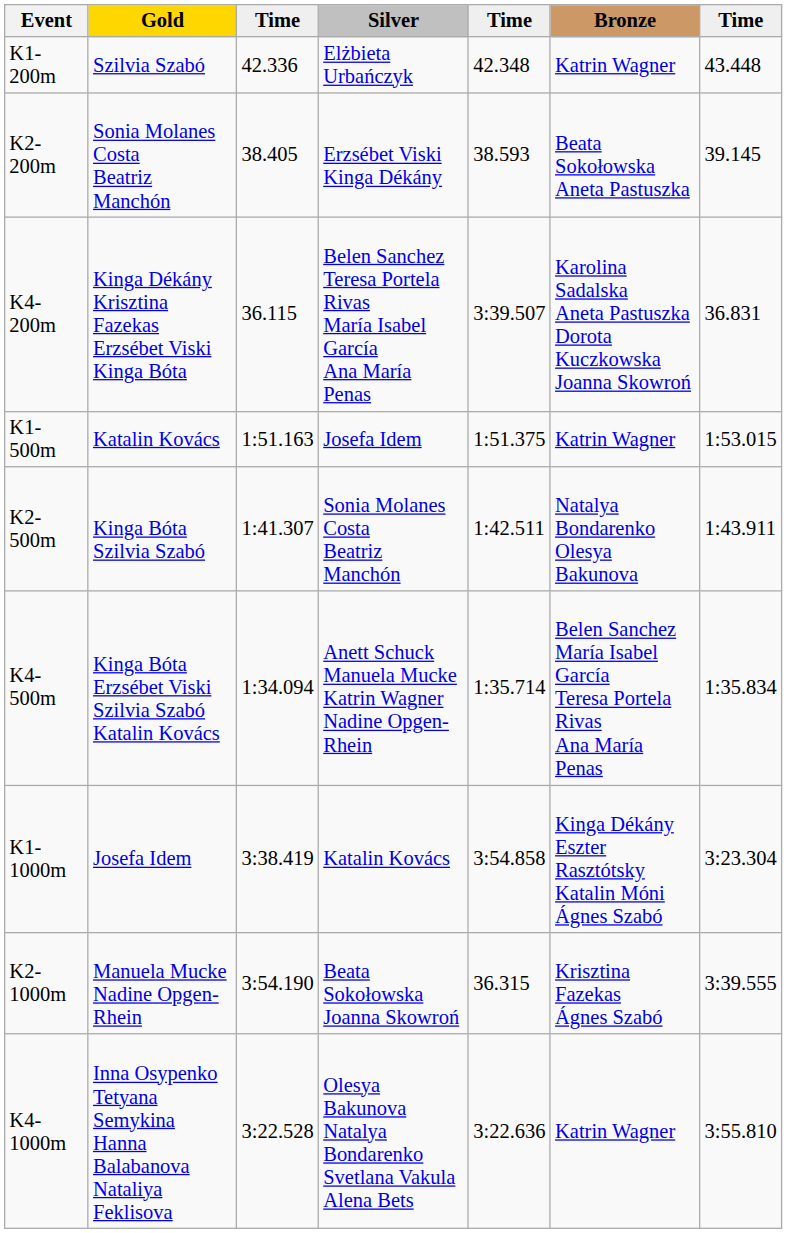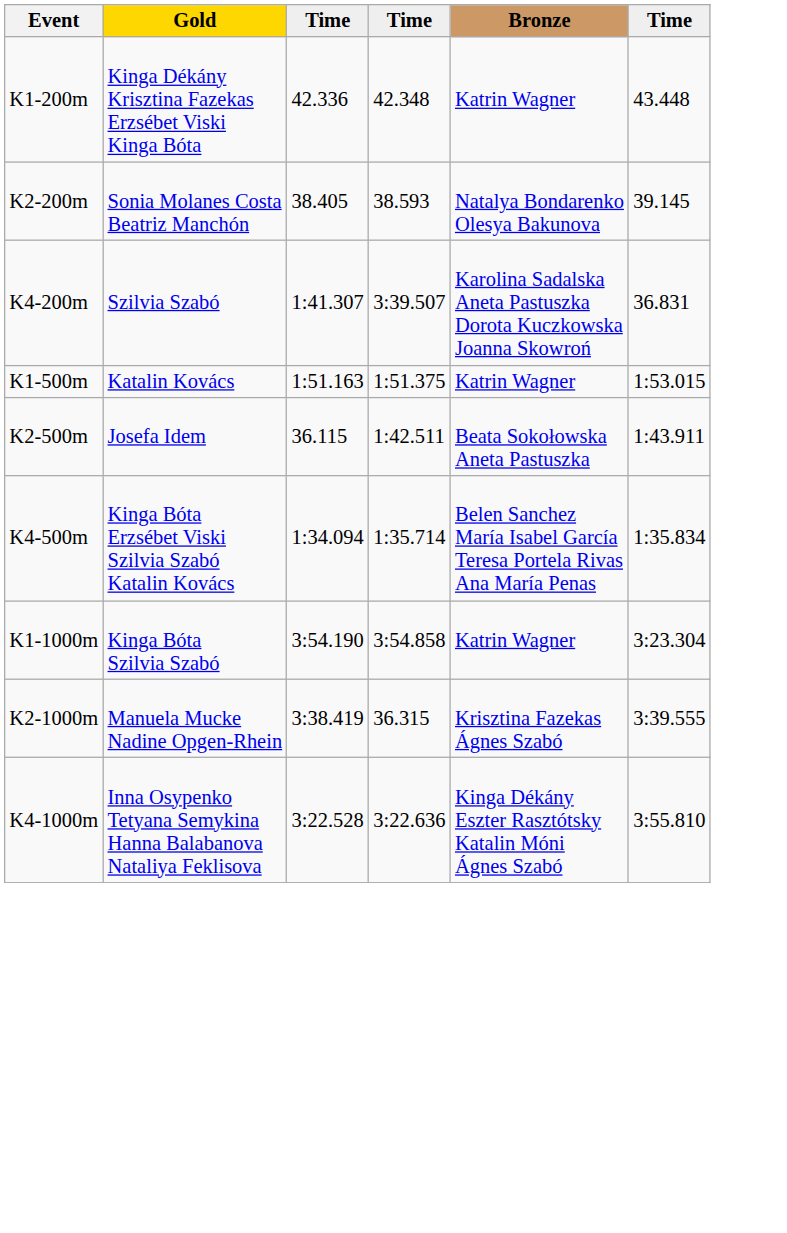- column: (394, 20)
(149, 64) Szilvia Szabó -> (181, 110) Kinga Dékány Krisztina Fazekas Erzsébet Viski Kinga Bóta
(622, 166) Beata Sokołowska Aneta Pastuszka -> (539, 212) Natalya Bondarenko Olesya Bakunova
(152, 325) Kinga Dékány Krisztina Fazekas Erzsébet Viski Kinga Bóta -> (164, 302) Szilvia Szabó
(269, 314) 36.115 -> (328, 302) 1:41.307
(149, 540) Kinga Bóta Szilvia Szabó -> (157, 436) Josefa Idem
(278, 528) 1:41.307 -> (319, 436) 36.115
(605, 540) Natalya Bondarenko Olesya Bakunova -> (531, 448) Beata Sokołowska Aneta Pastuszka
(142, 858) Josefa Idem -> (164, 651) Kinga Bóta Szilvia Szabó
(278, 858) 3:38.419 -> (328, 639) 3:54.190
(614, 870) Kinga Dékány Eszter Rasztótsky Katalin Móni Ágnes Szabó -> (515, 639) Katrin Wagner
(278, 983) 3:54.190 -> (328, 718) 3:38.419
(615, 1130) Katrin Wagner -> (528, 831) Kinga Dékány Eszter Rasztótsky Katalin Móni Ágnes Szabó
